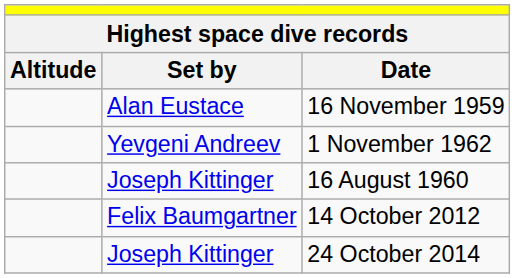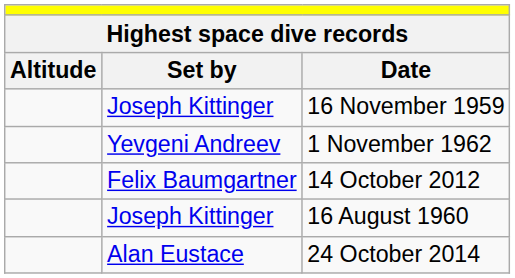(175, 107) Alan Eustace -> (190, 107) Joseph Kittinger
rows swapped: (388, 180) <-> (394, 217)
(190, 254) Joseph Kittinger -> (175, 254) Alan Eustace
